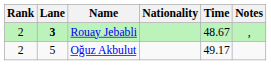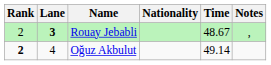(21, 50) normal -> (21, 50) bold
(52, 50) 5 -> (52, 50) 4
(217, 50) 49.17 -> (217, 50) 49.14
